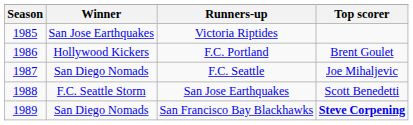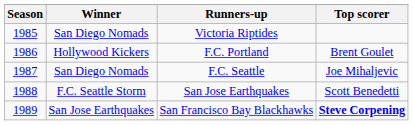(101, 33) San Jose Earthquakes -> (101, 33) San Diego Nomads
(101, 110) San Diego Nomads -> (101, 110) San Jose Earthquakes
